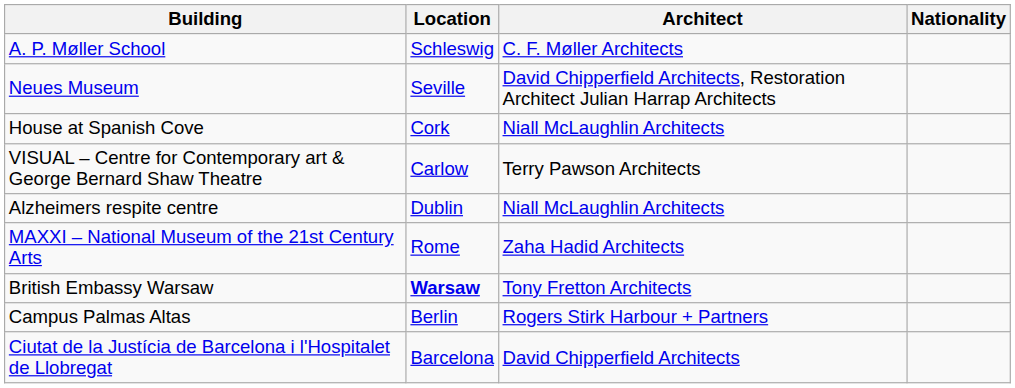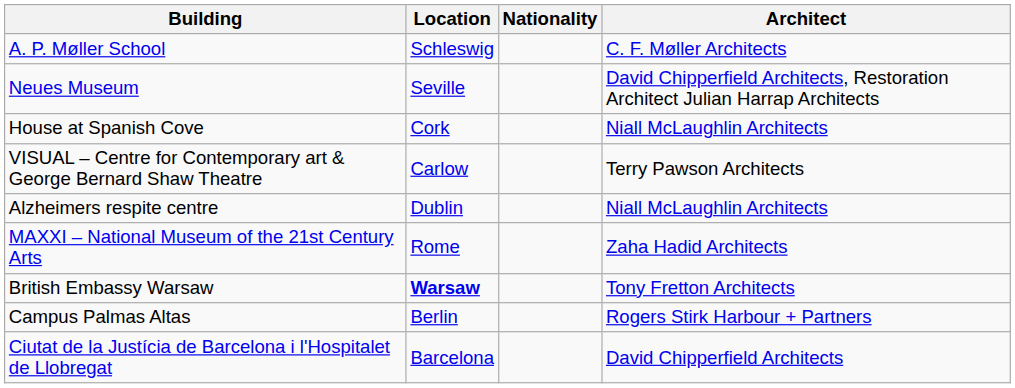columns swapped: (703, 19) <-> (959, 19)
